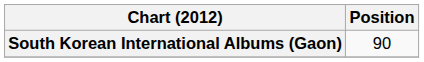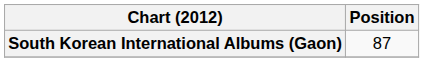(382, 43) 90 -> (382, 43) 87
